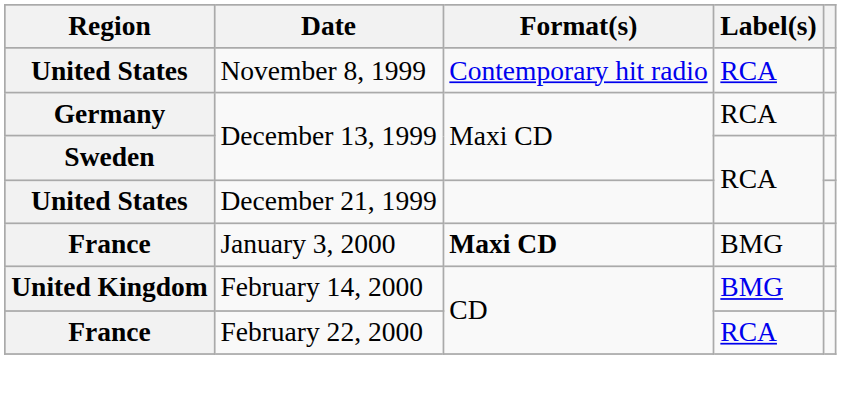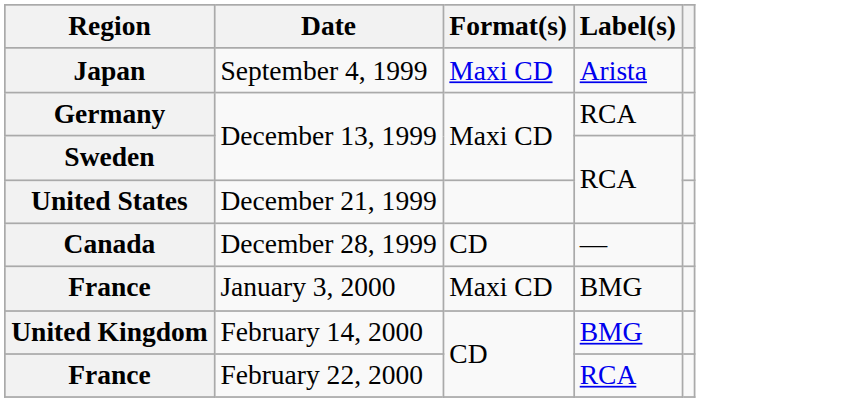+ row: (109, 69)
- row: (109, 69)
+ row: (109, 244)
(503, 244) bold -> (501, 288) normal
